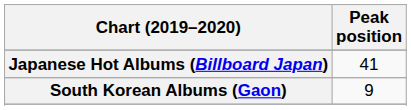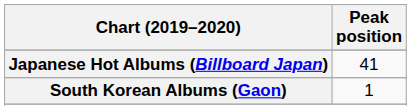(369, 90) 9 -> (369, 90) 1
